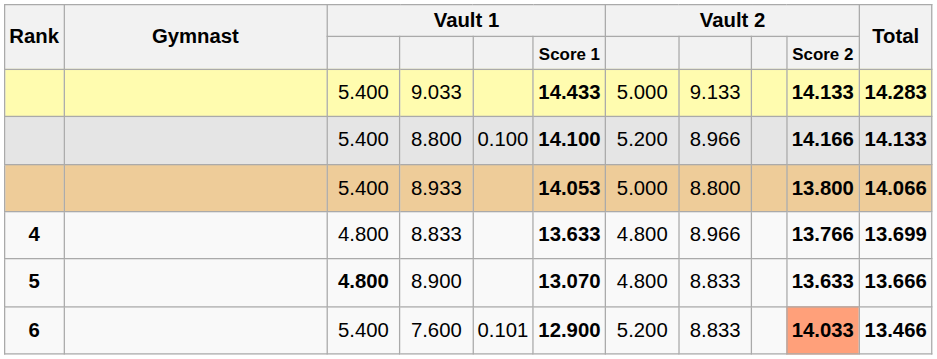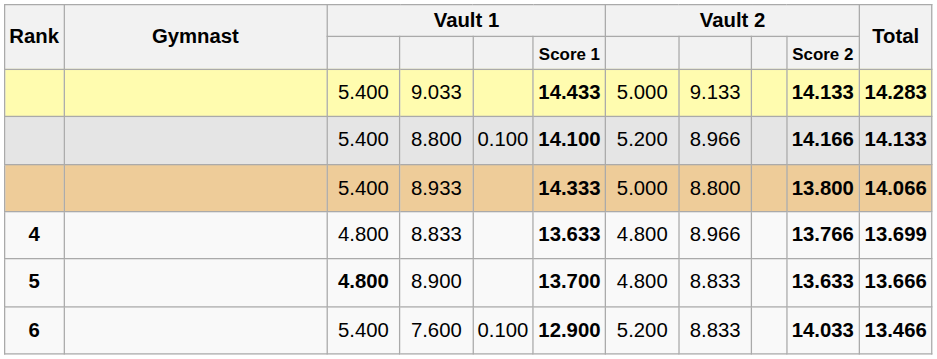(569, 187) 14.053 -> (569, 187) 14.333
(569, 282) 13.070 -> (569, 282) 13.700
(503, 330) 0.101 -> (503, 330) 0.100
(823, 330) lightsalmon background -> (823, 330) no background
